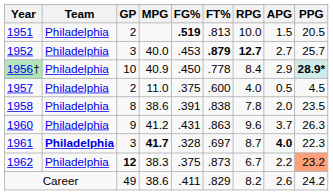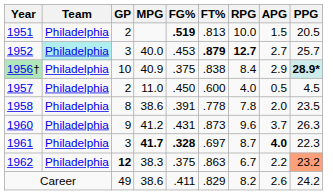(77, 51) no background -> (77, 51) paleturquoise background
(189, 69) .450 -> (184, 69) .375
(219, 69) .778 -> (214, 69) .838
(189, 88) .375 -> (184, 88) .450
(219, 106) .838 -> (214, 106) .778
(219, 125) .863 -> (214, 125) .873
(80, 144) bold -> (77, 144) normal
(189, 144) normal -> (184, 144) bold
(219, 162) .873 -> (214, 162) .863
